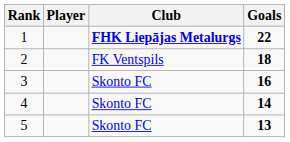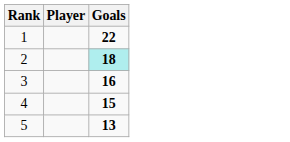- column: (166, 15)
(264, 59) no background -> (109, 59) paleturquoise background
(264, 103) 14 -> (109, 103) 15
